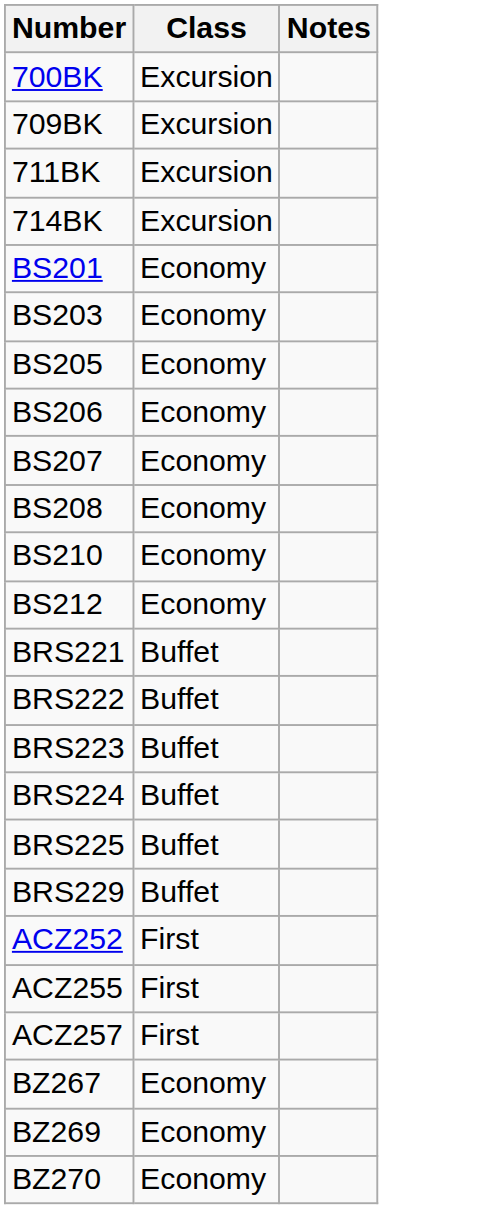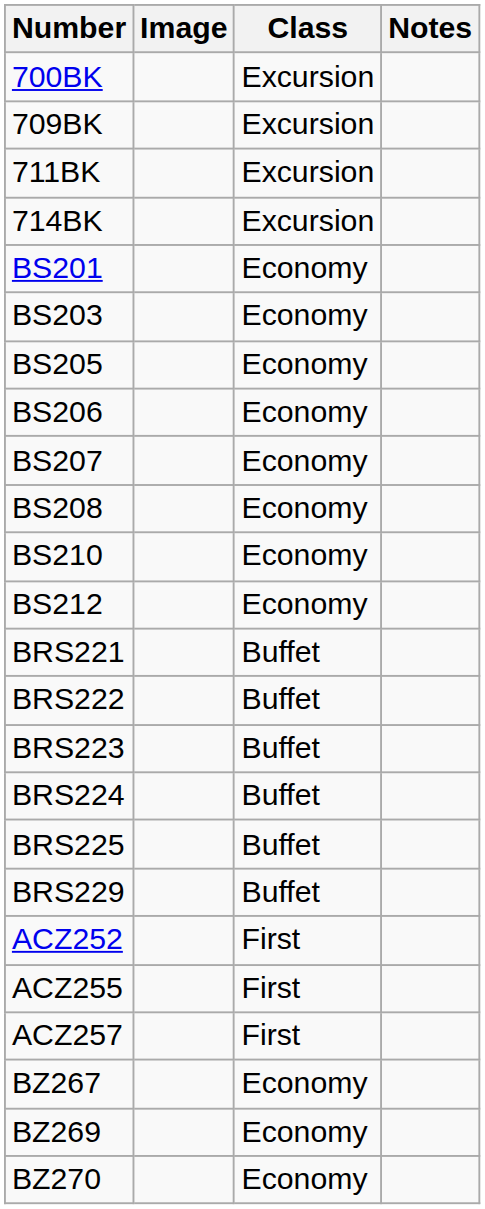+ column: (184, 28)
